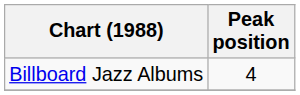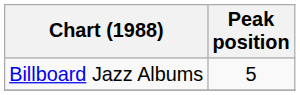(251, 74) 4 -> (251, 74) 5
